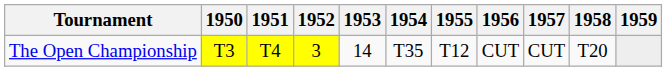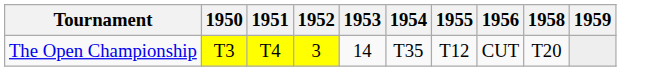- column: (546, 20)
